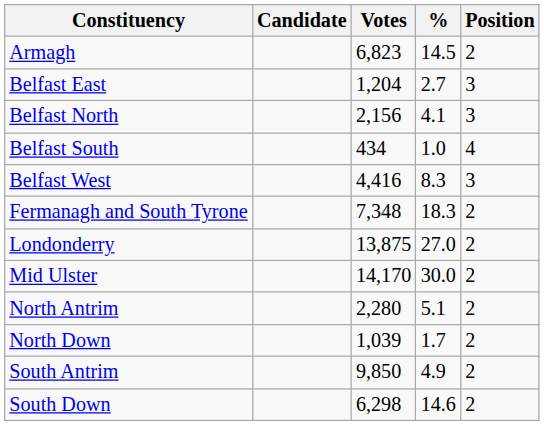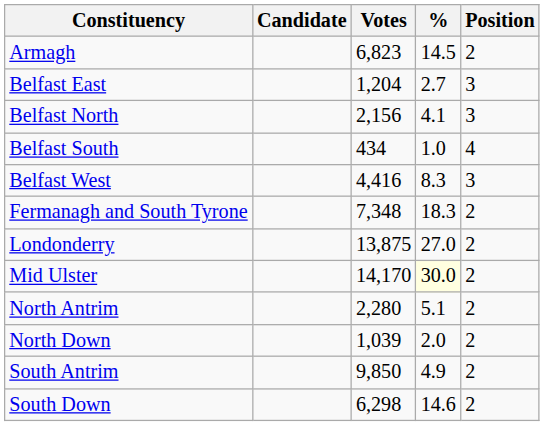(438, 276) no background -> (438, 276) lightyellow background
(433, 340) 1.7 -> (433, 340) 2.0
